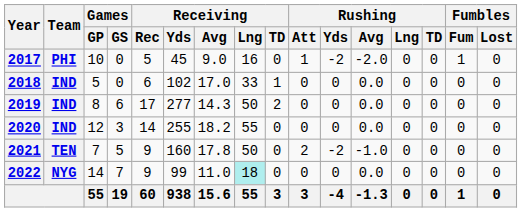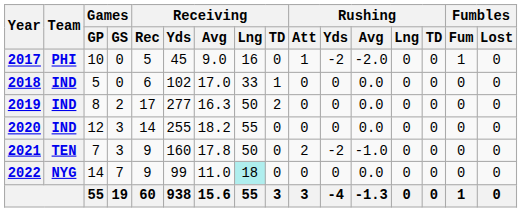(120, 106) 6 -> (120, 106) 2
(214, 106) 14.3 -> (214, 106) 16.3
(120, 151) 5 -> (120, 151) 3
